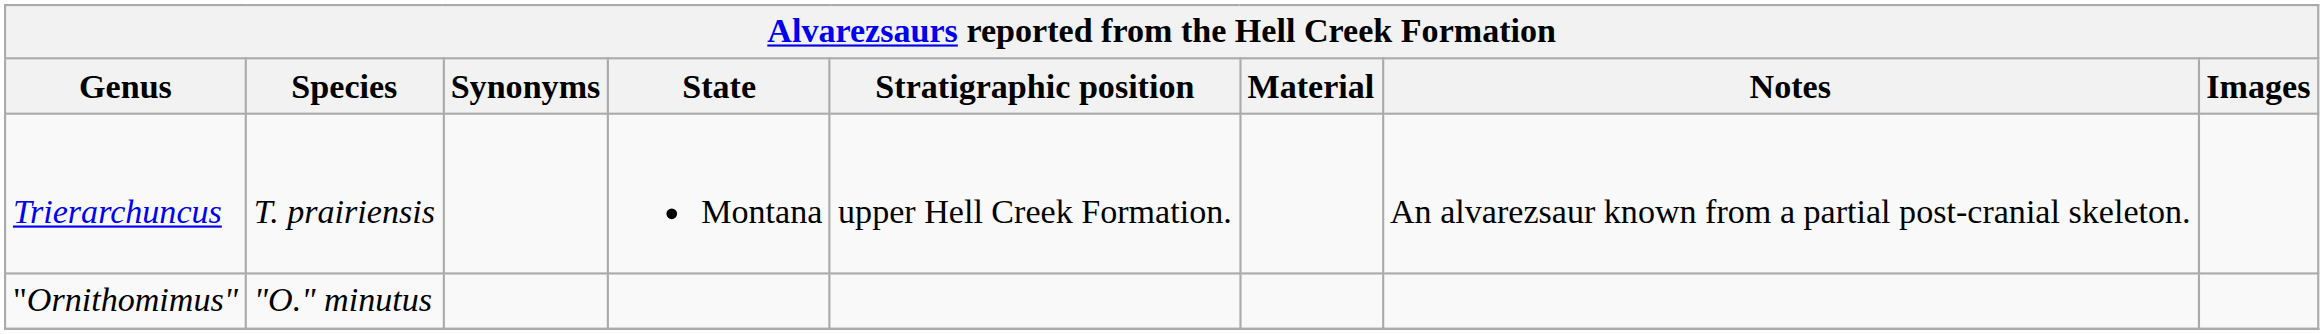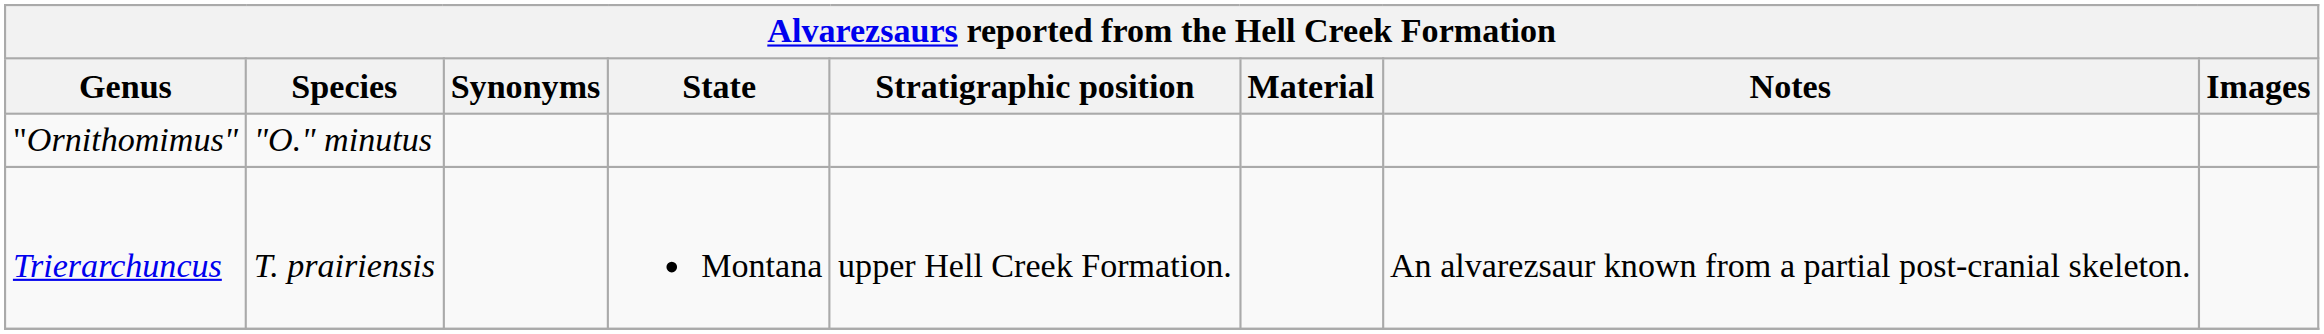rows swapped: (125, 300) <-> (117, 212)
